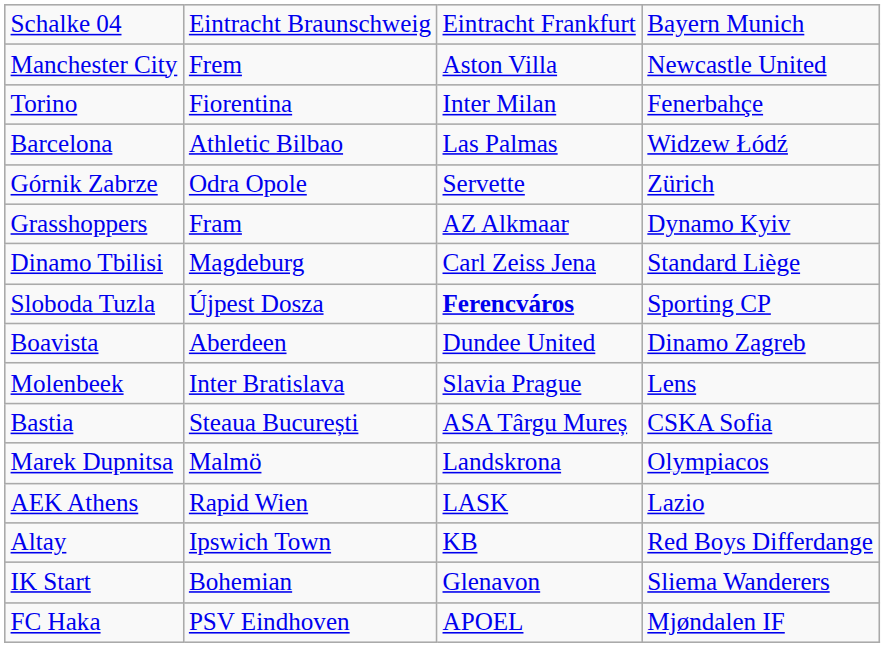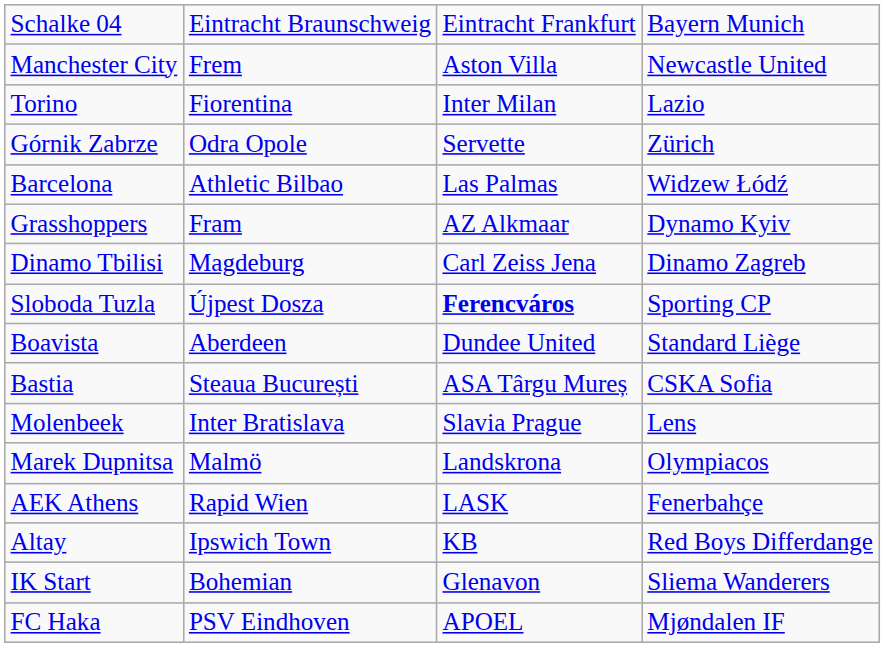(705, 104) Fenerbahçe -> (676, 104) Lazio
rows swapped: (61, 143) <-> (84, 183)
(724, 263) Standard Liège -> (727, 263) Dinamo Zagreb
(727, 343) Dinamo Zagreb -> (724, 343) Standard Liège
rows swapped: (67, 382) <-> (42, 422)
(676, 502) Lazio -> (705, 502) Fenerbahçe
